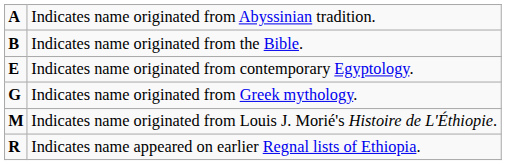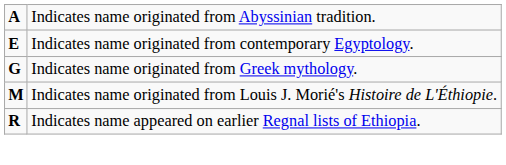- row: (167, 43)
